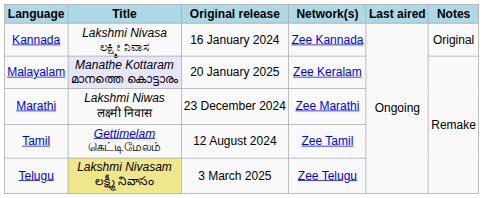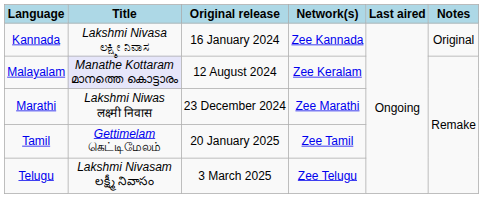(235, 72) 20 January 2025 -> (235, 72) 12 August 2024
(235, 141) 12 August 2024 -> (235, 141) 20 January 2025
(124, 174) khaki background -> (124, 174) no background
